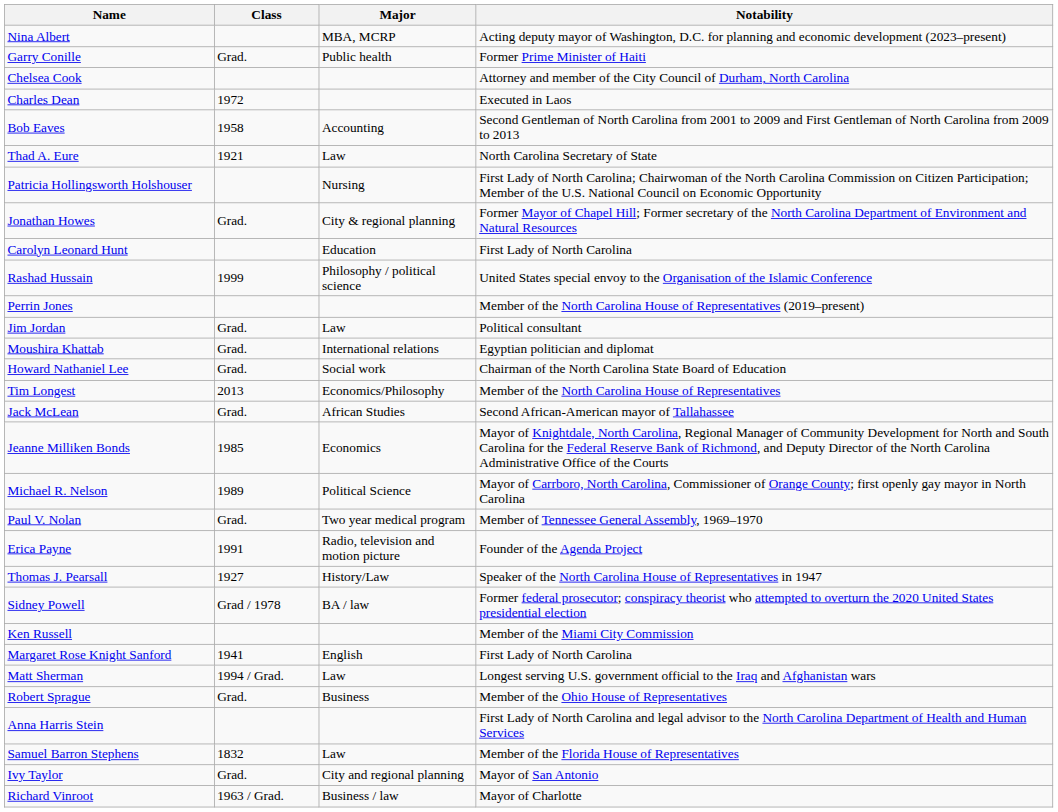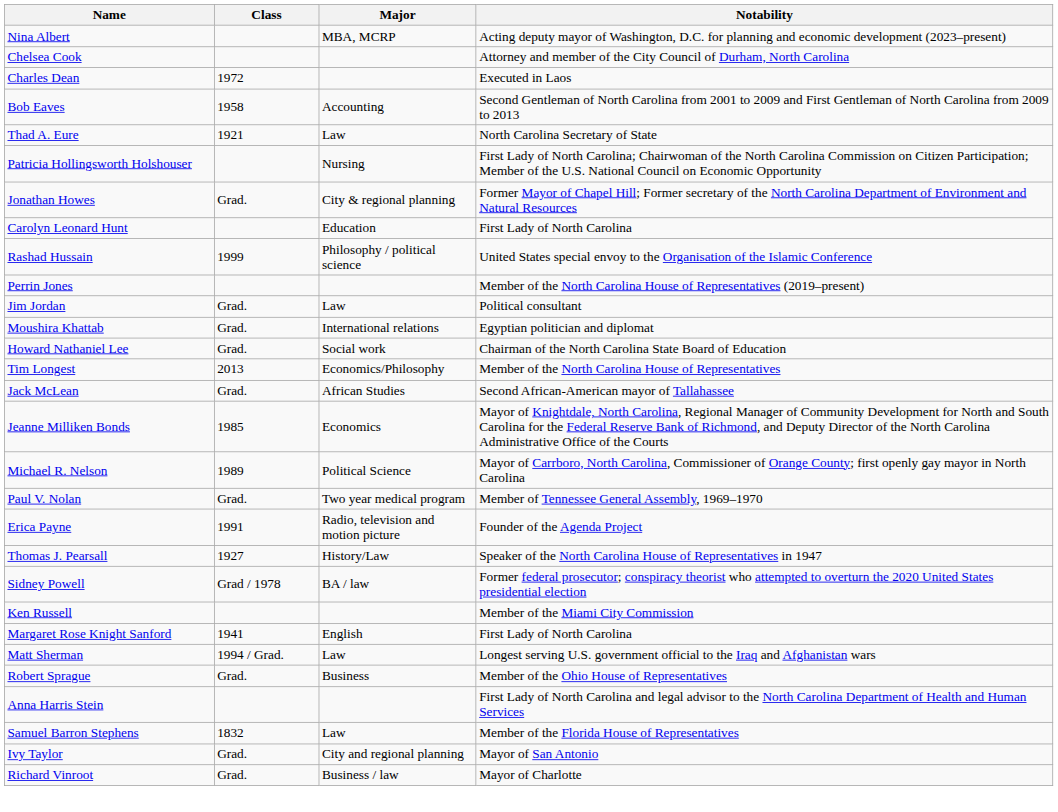- row: (44, 57)
(251, 796) 1963 / Grad. -> (232, 775) Grad.
